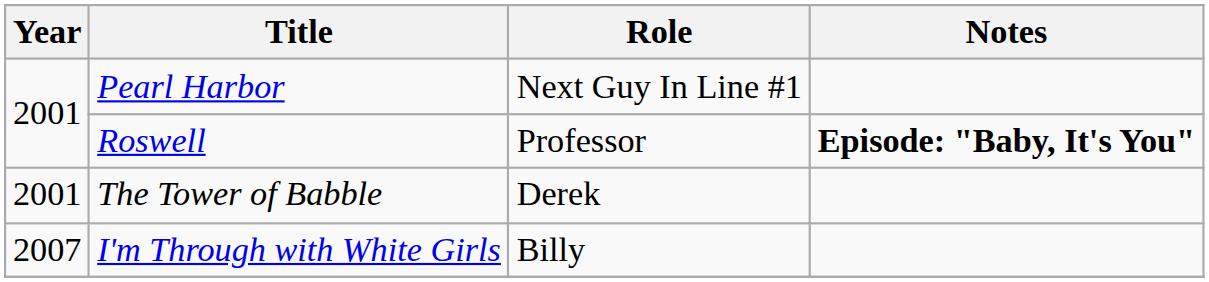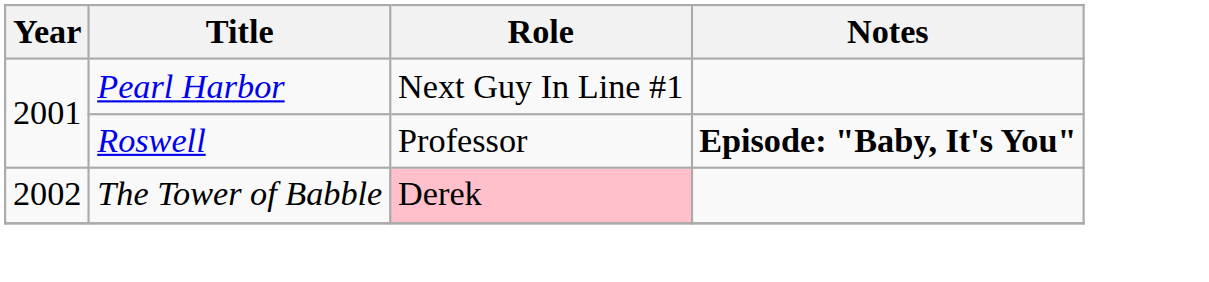(47, 194) 2001 -> (47, 194) 2002
(558, 194) no background -> (440, 194) pink background
- row: (299, 248)
